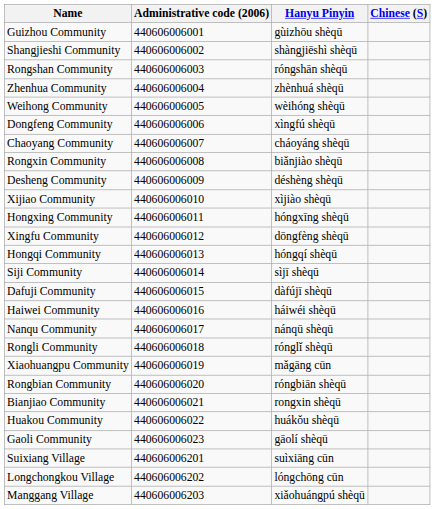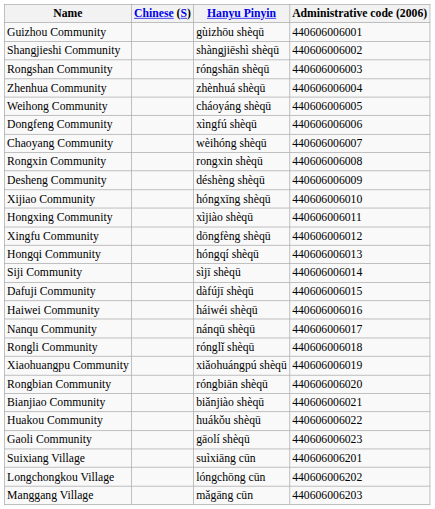columns swapped: (399, 13) <-> (202, 13)
(310, 106) wèihóng shèqū -> (234, 106) cháoyáng shèqū
(312, 143) cháoyáng shèqū -> (231, 143) wèihóng shèqū
(308, 161) biǎnjiào shèqū -> (230, 161) rongxin shèqū
(303, 198) xìjiào shèqū -> (233, 198) hóngxīng shèqū
(312, 217) hóngxīng shèqū -> (225, 217) xìjiào shèqū
(303, 365) mǎgāng cūn -> (242, 365) xiǎohuángpú shèqū
(308, 402) rongxin shèqū -> (230, 402) biǎnjiào shèqū
(320, 495) xiǎohuángpú shèqū -> (225, 495) mǎgāng cūn
